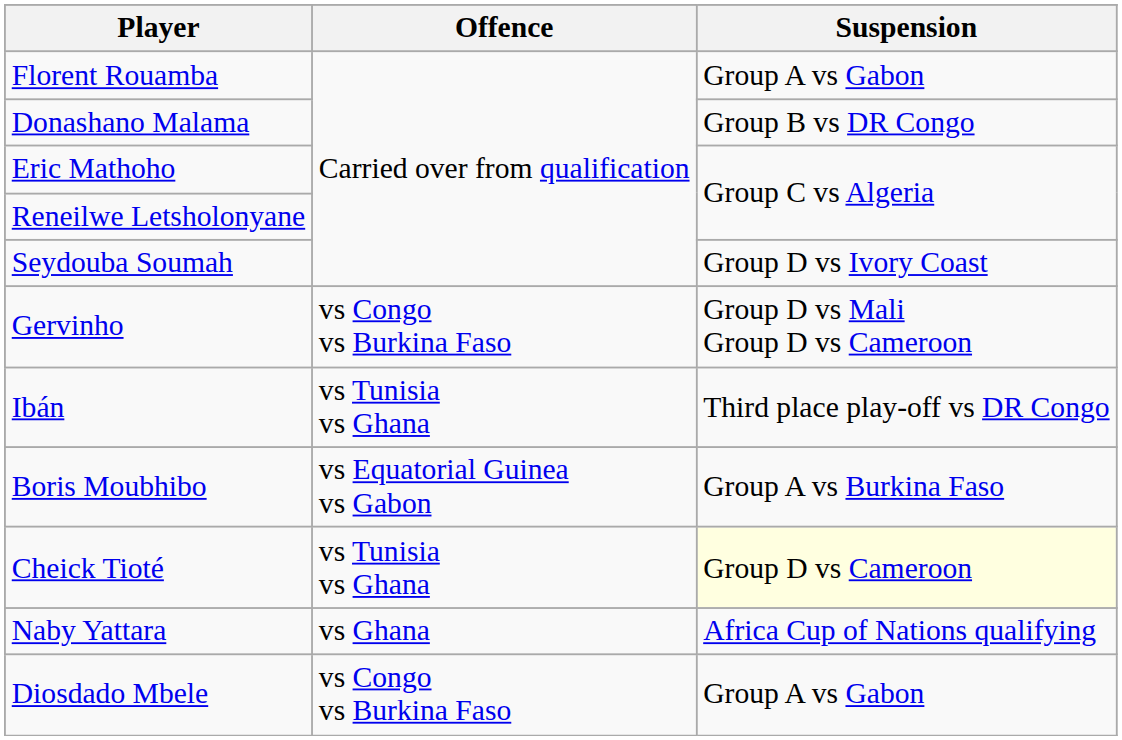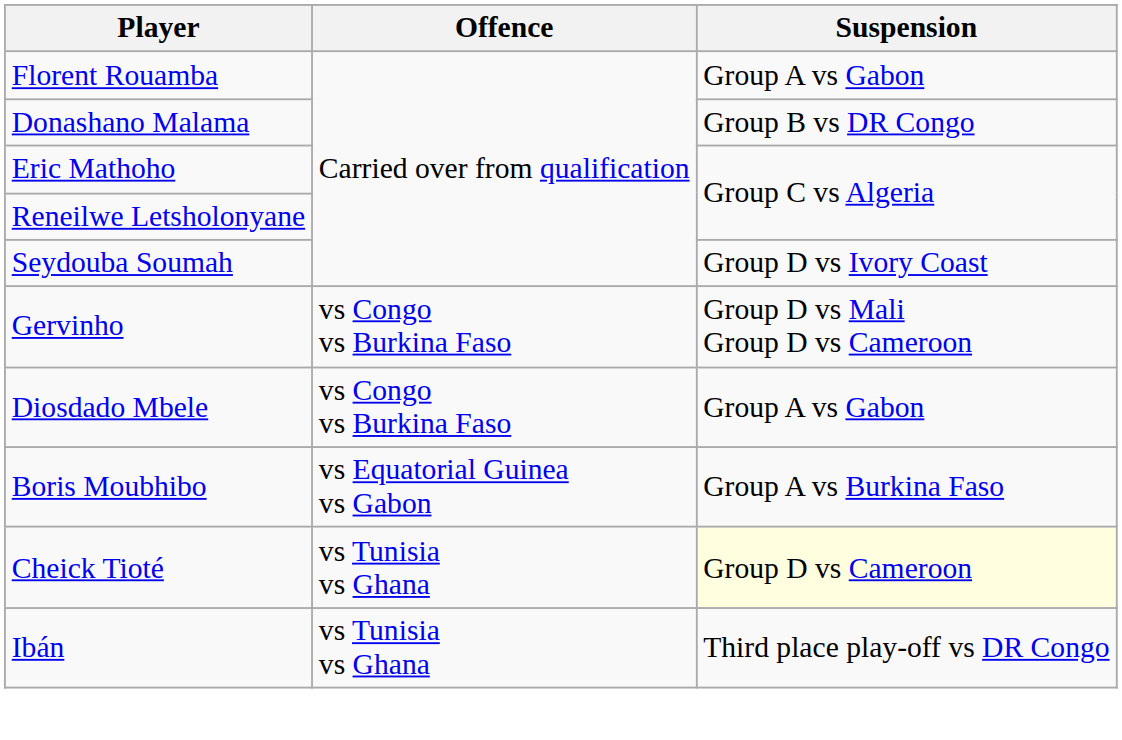rows swapped: (110, 694) <-> (38, 406)
- row: (89, 630)
